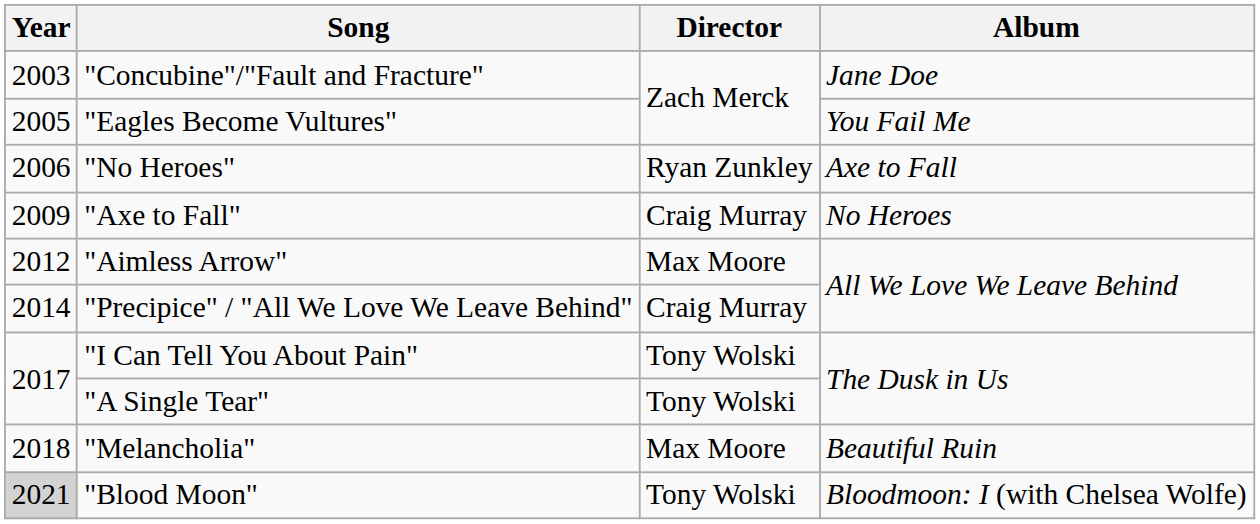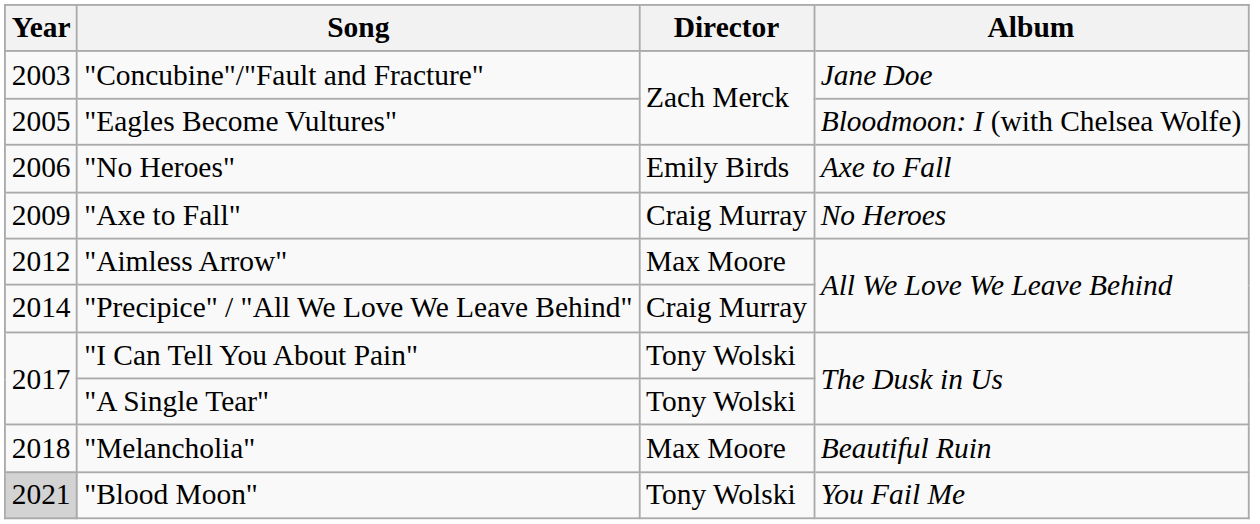(898, 121) You Fail Me -> (1031, 121) Bloodmoon: I (with Chelsea Wolfe)
(729, 167) Ryan Zunkley -> (718, 167) Emily Birds
(1036, 494) Bloodmoon: I (with Chelsea Wolfe) -> (893, 494) You Fail Me
